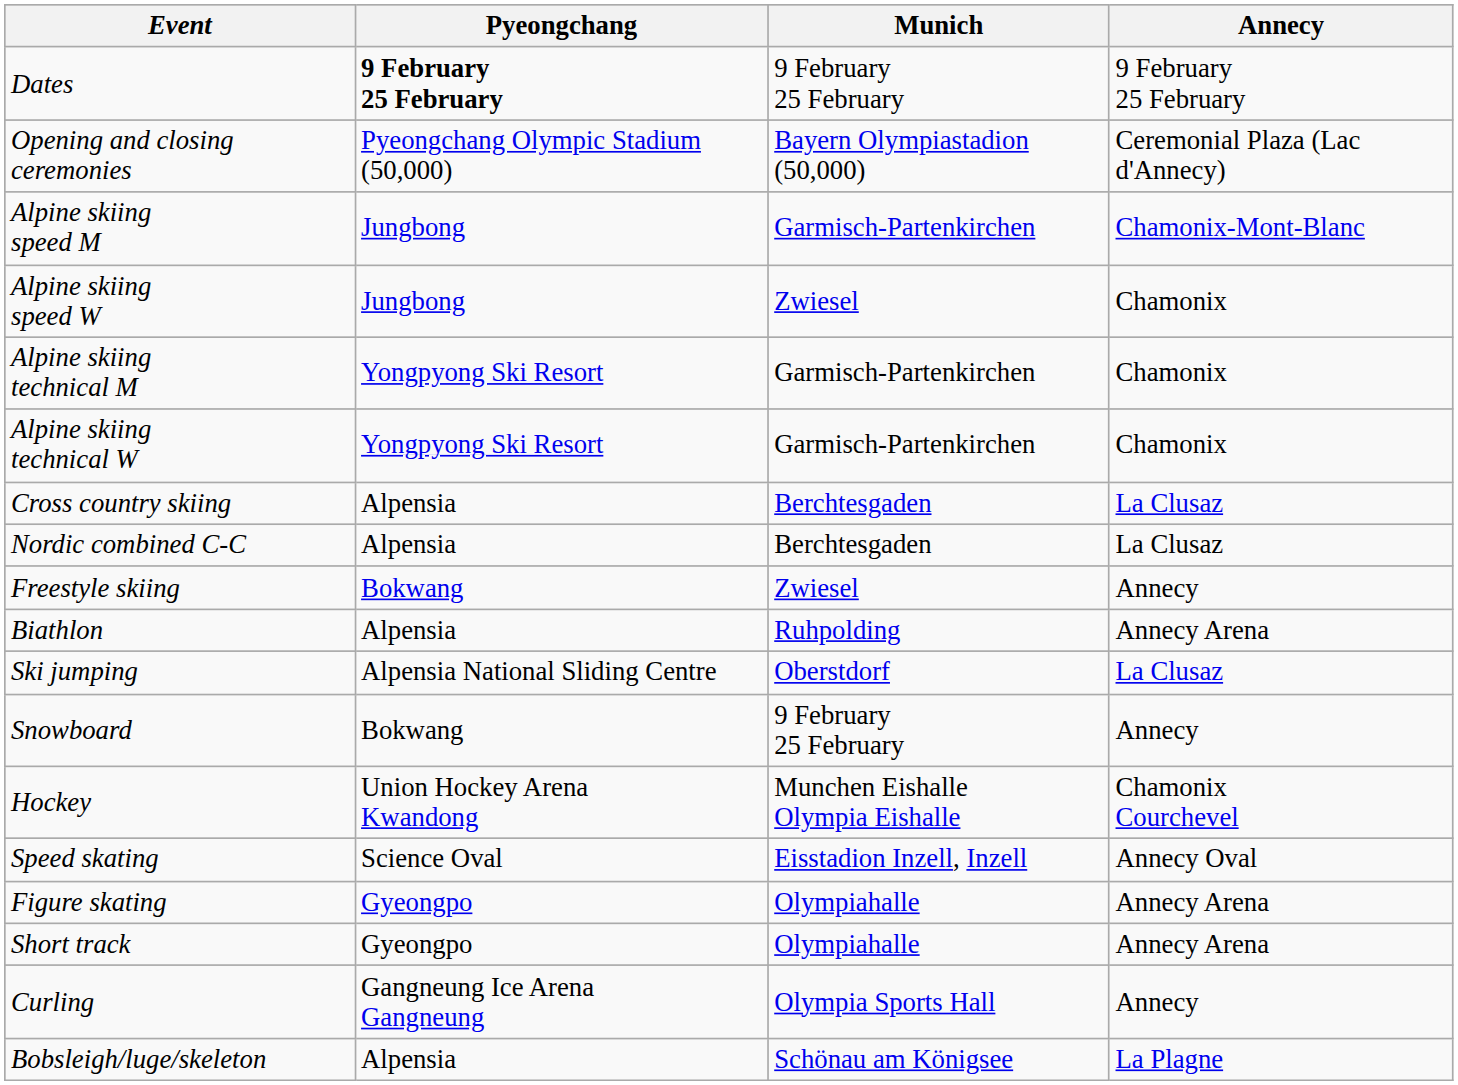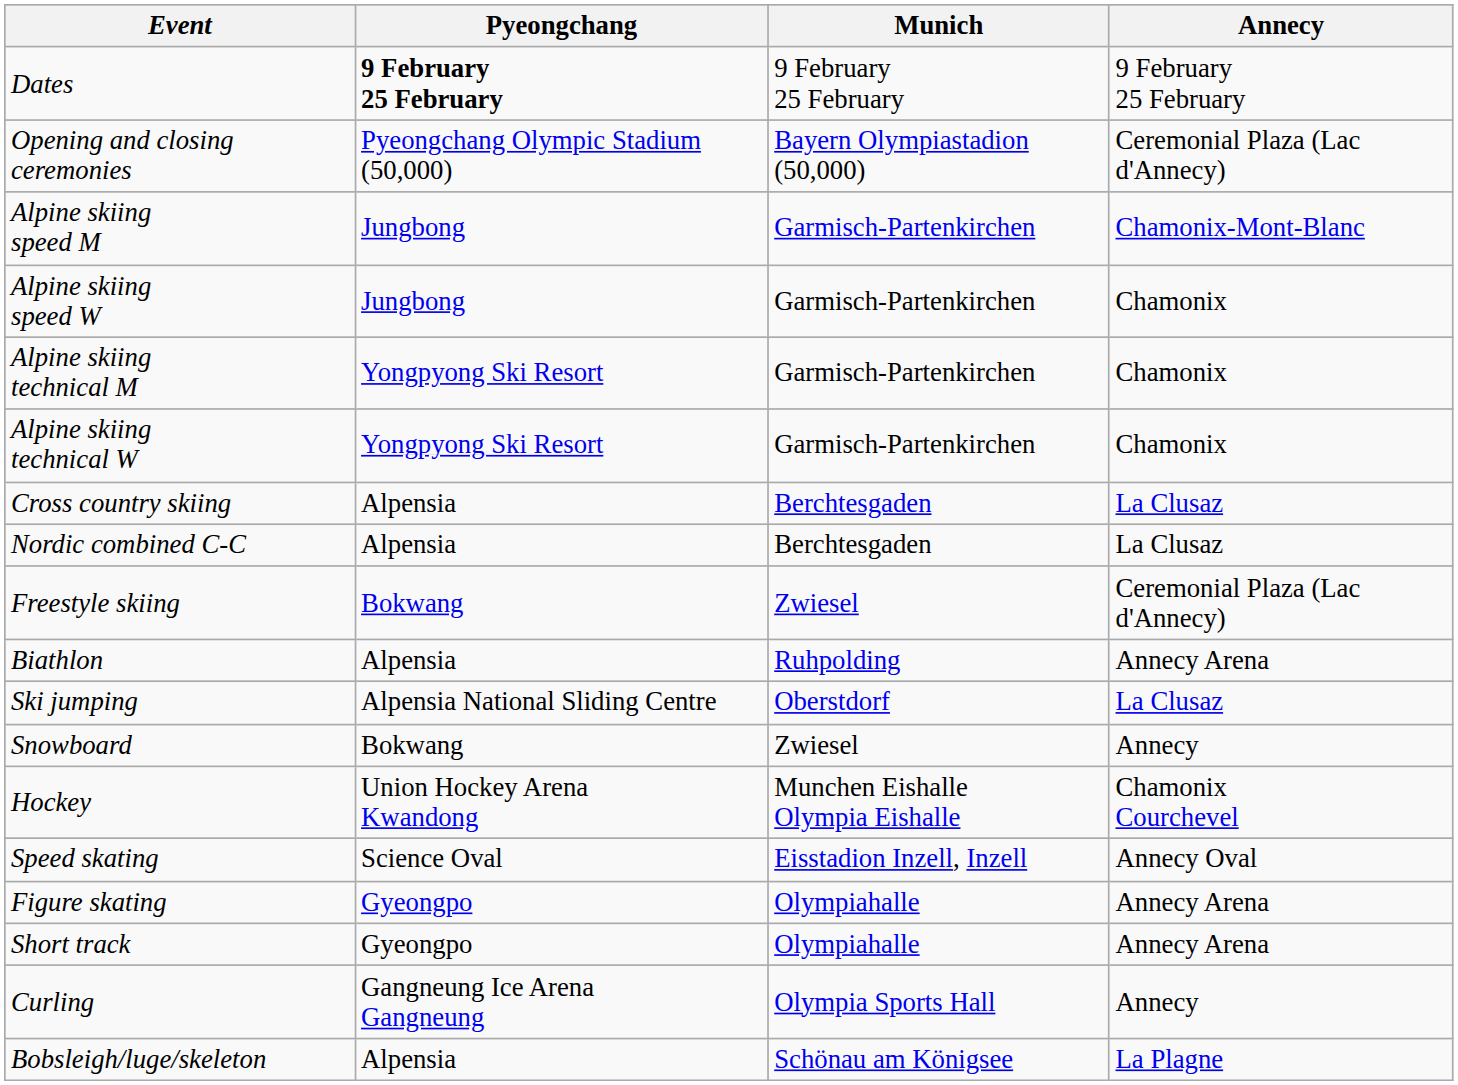(817, 300) Zwiesel -> (905, 300) Garmisch-Partenkirchen
(1157, 587) Annecy -> (1238, 602) Ceremonial Plaza (Lac d'Annecy)
(839, 729) 9 February 25 February -> (817, 744) Zwiesel
